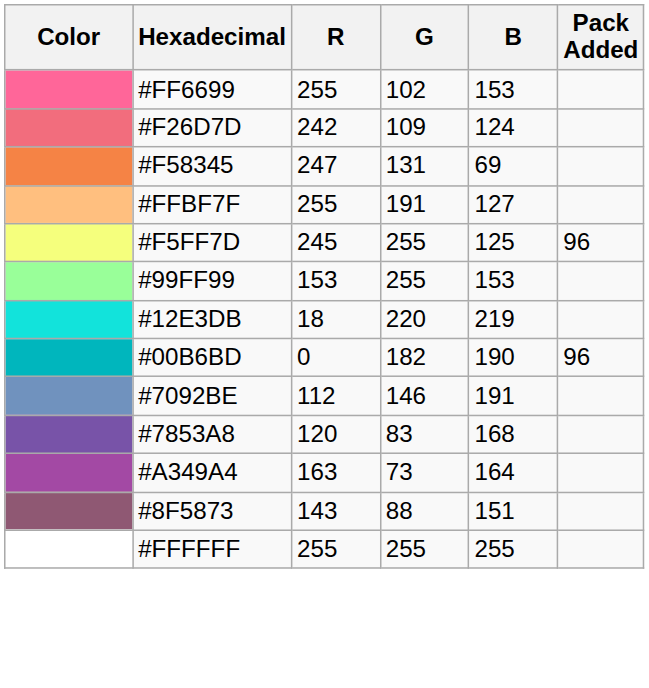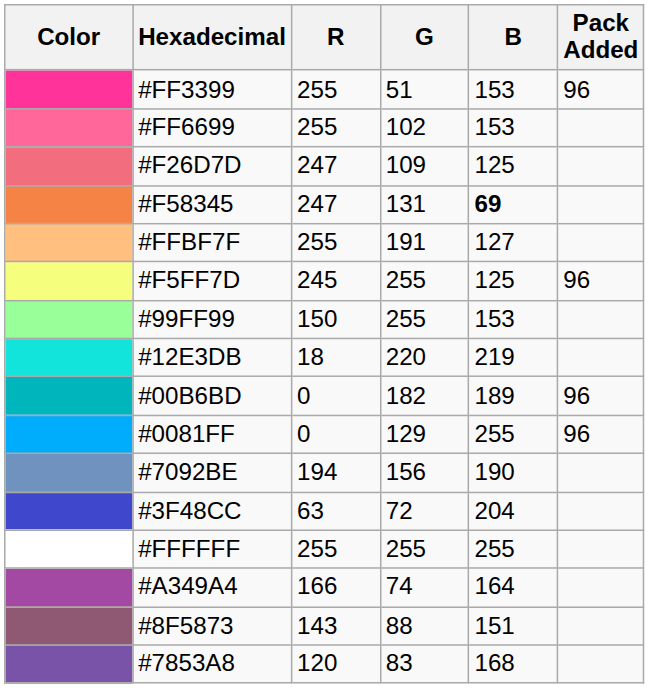+ row: (187, 89)
(317, 127) 242 -> (317, 165) 247
(495, 127) 124 -> (495, 165) 125
(488, 165) normal -> (488, 204) bold
(317, 280) 153 -> (317, 319) 150
(495, 357) 190 -> (495, 395) 189
+ row: (187, 434)
(316, 395) 112 -> (317, 472) 194
(406, 395) 146 -> (406, 472) 156
(495, 395) 191 -> (495, 472) 190
+ row: (190, 510)
rows swapped: (187, 434) <-> (189, 548)
(317, 472) 163 -> (317, 587) 166
(399, 472) 73 -> (399, 587) 74
